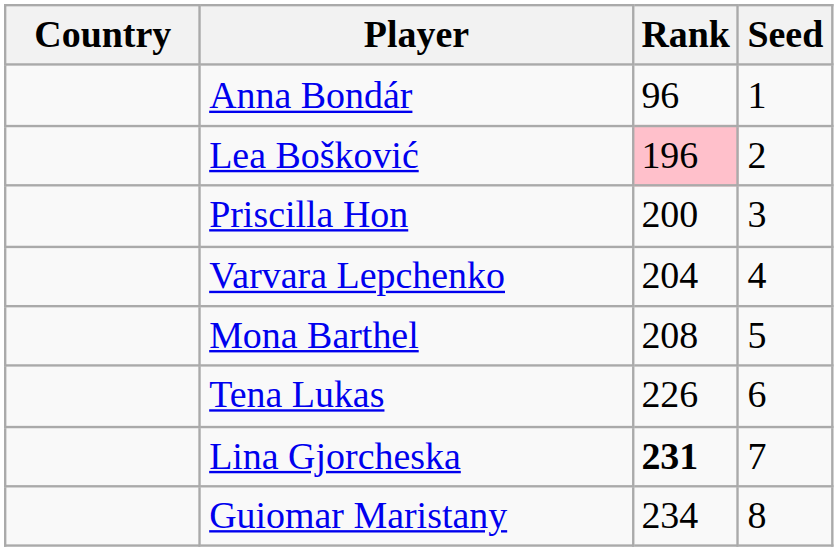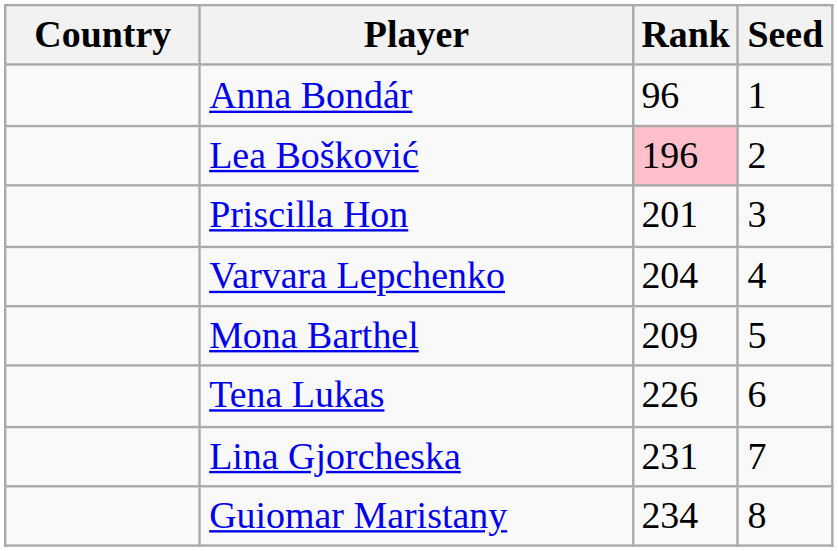(670, 214) 200 -> (670, 214) 201
(670, 335) 208 -> (670, 335) 209
(670, 455) bold -> (670, 455) normal
